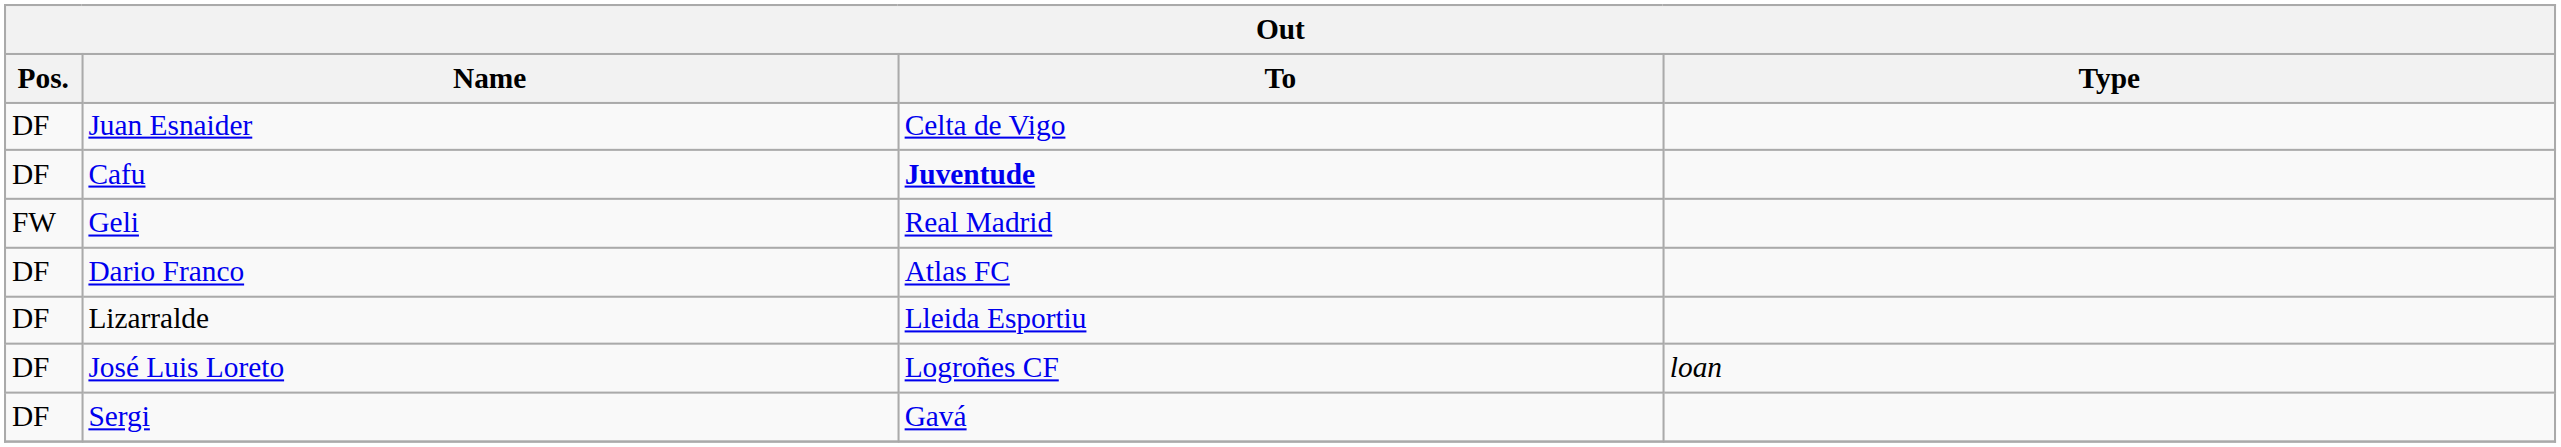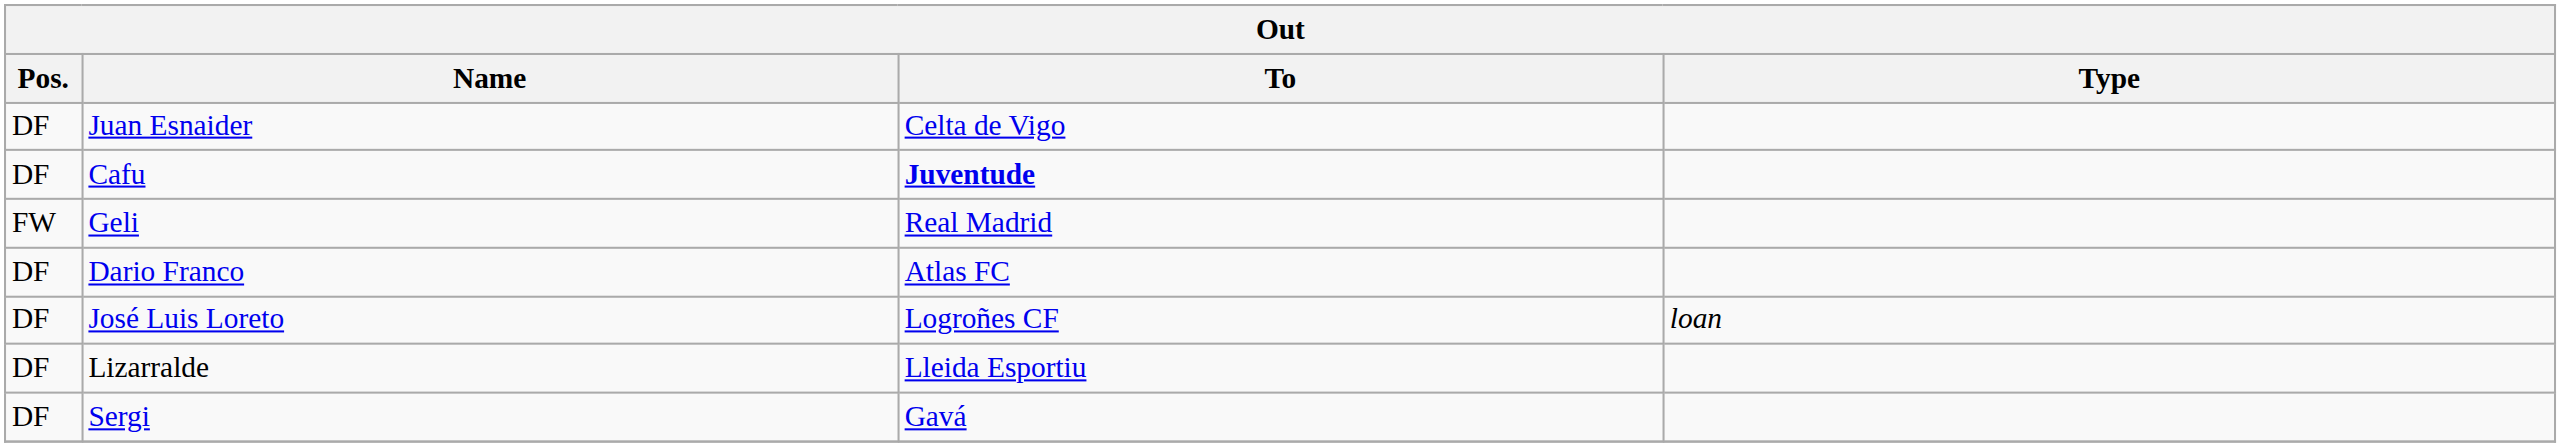rows swapped: (186, 368) <-> (149, 319)
